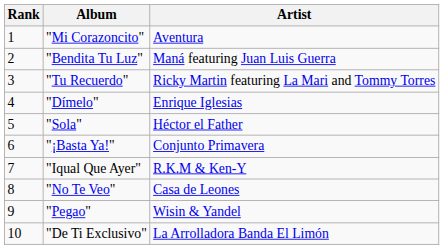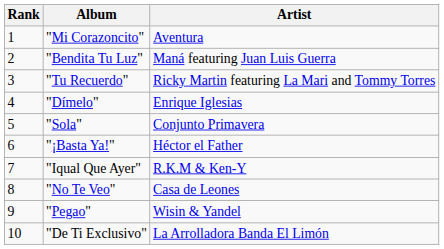(198, 124) Héctor el Father -> (209, 124) Conjunto Primavera
(209, 146) Conjunto Primavera -> (198, 146) Héctor el Father
